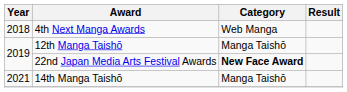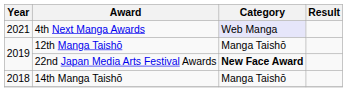(18, 29) 2018 -> (18, 29) 2021
(249, 29) no background -> (249, 29) lavender background
(18, 78) 2021 -> (18, 78) 2018
